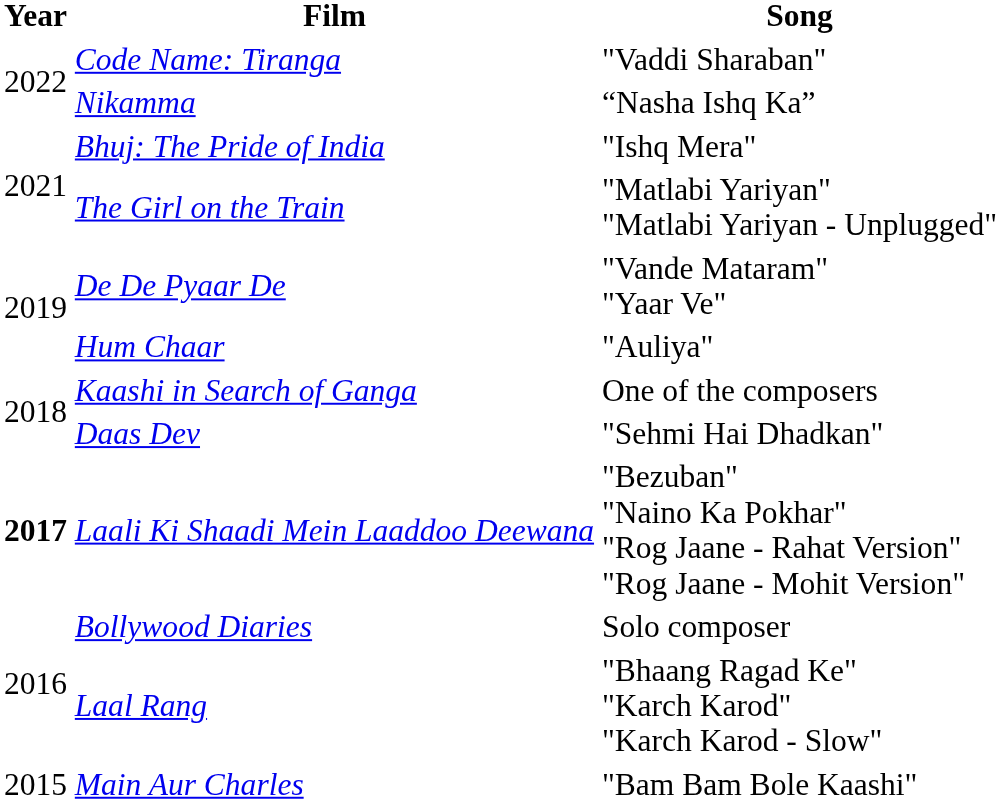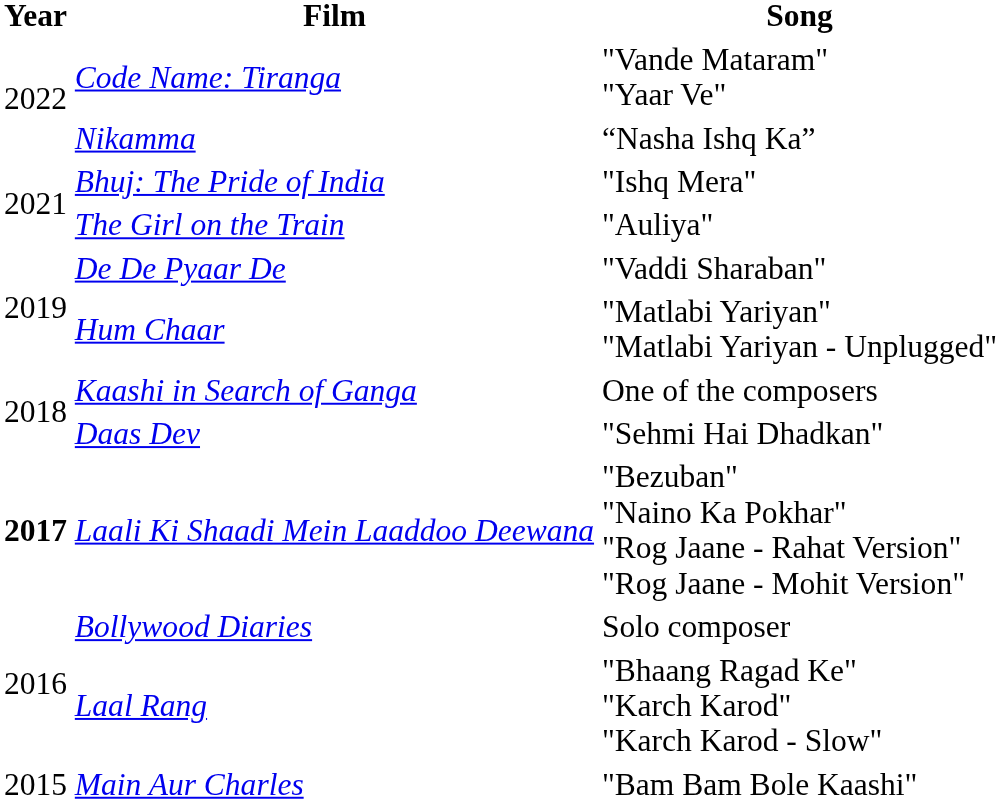(714, 59) "Vaddi Sharaban" -> (715, 77) "Vande Mataram" "Yaar Ve"
(800, 207) "Matlabi Yariyan" "Matlabi Yariyan - Unplugged" -> (658, 224) "Auliya"
(715, 286) "Vande Mataram" "Yaar Ve" -> (714, 268) "Vaddi Sharaban"
(658, 347) "Auliya" -> (800, 329) "Matlabi Yariyan" "Matlabi Yariyan - Unplugged"
